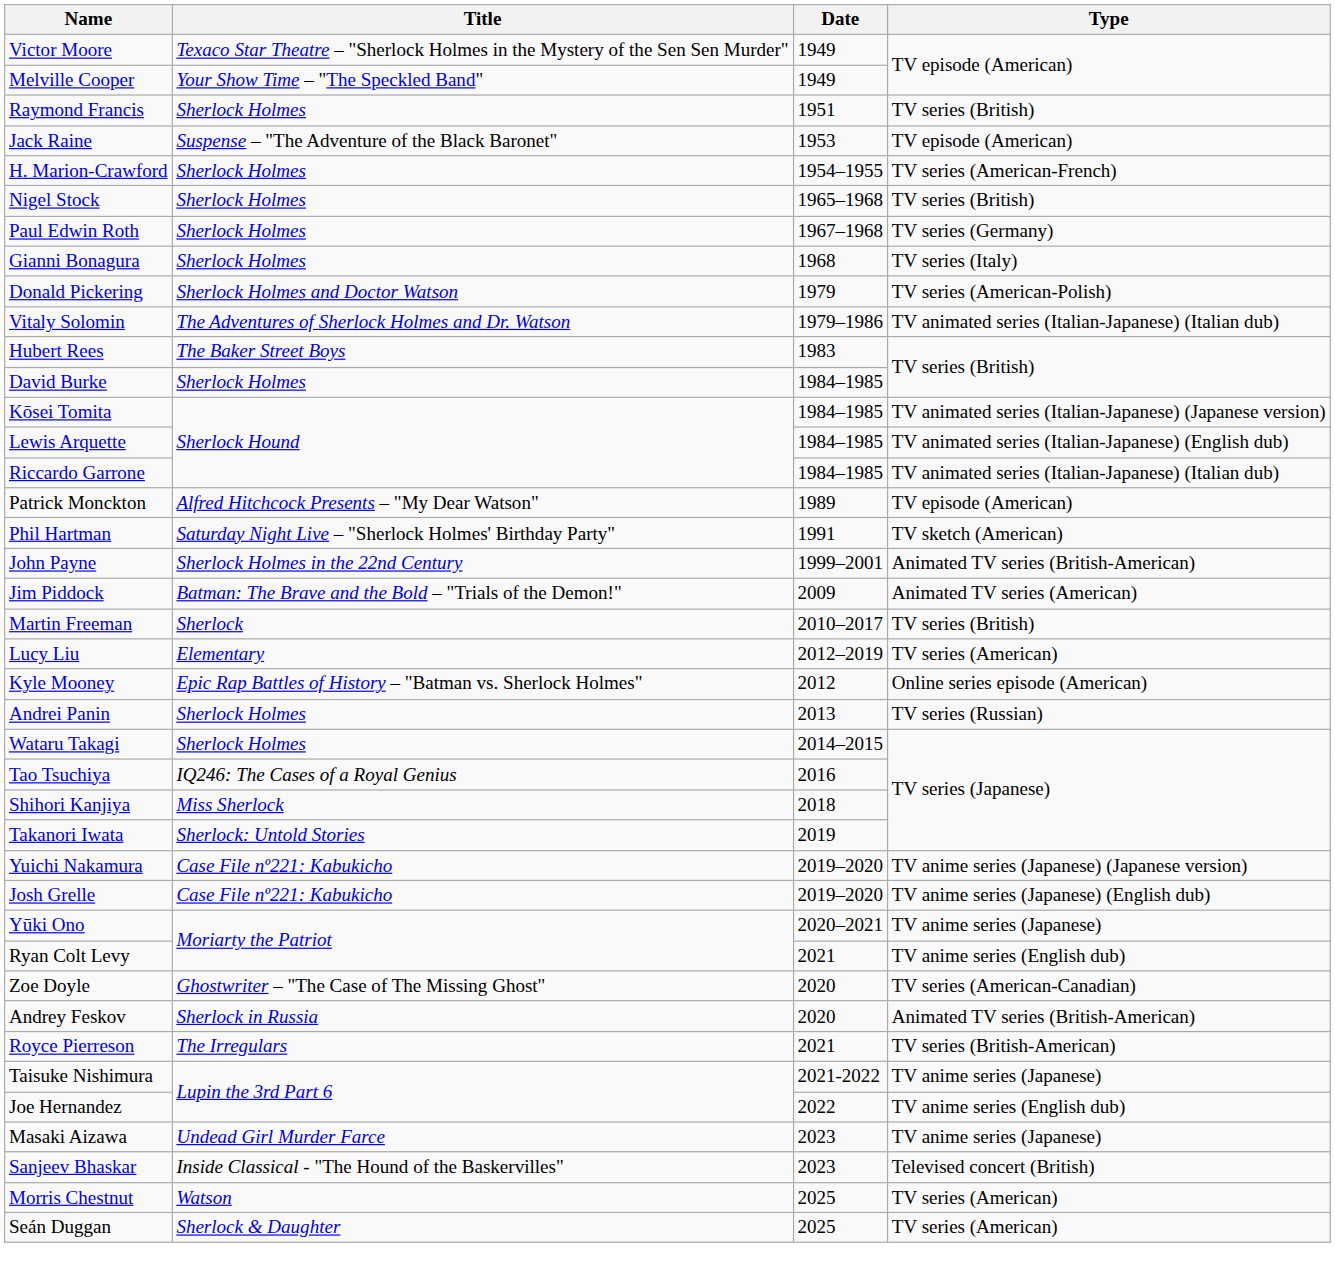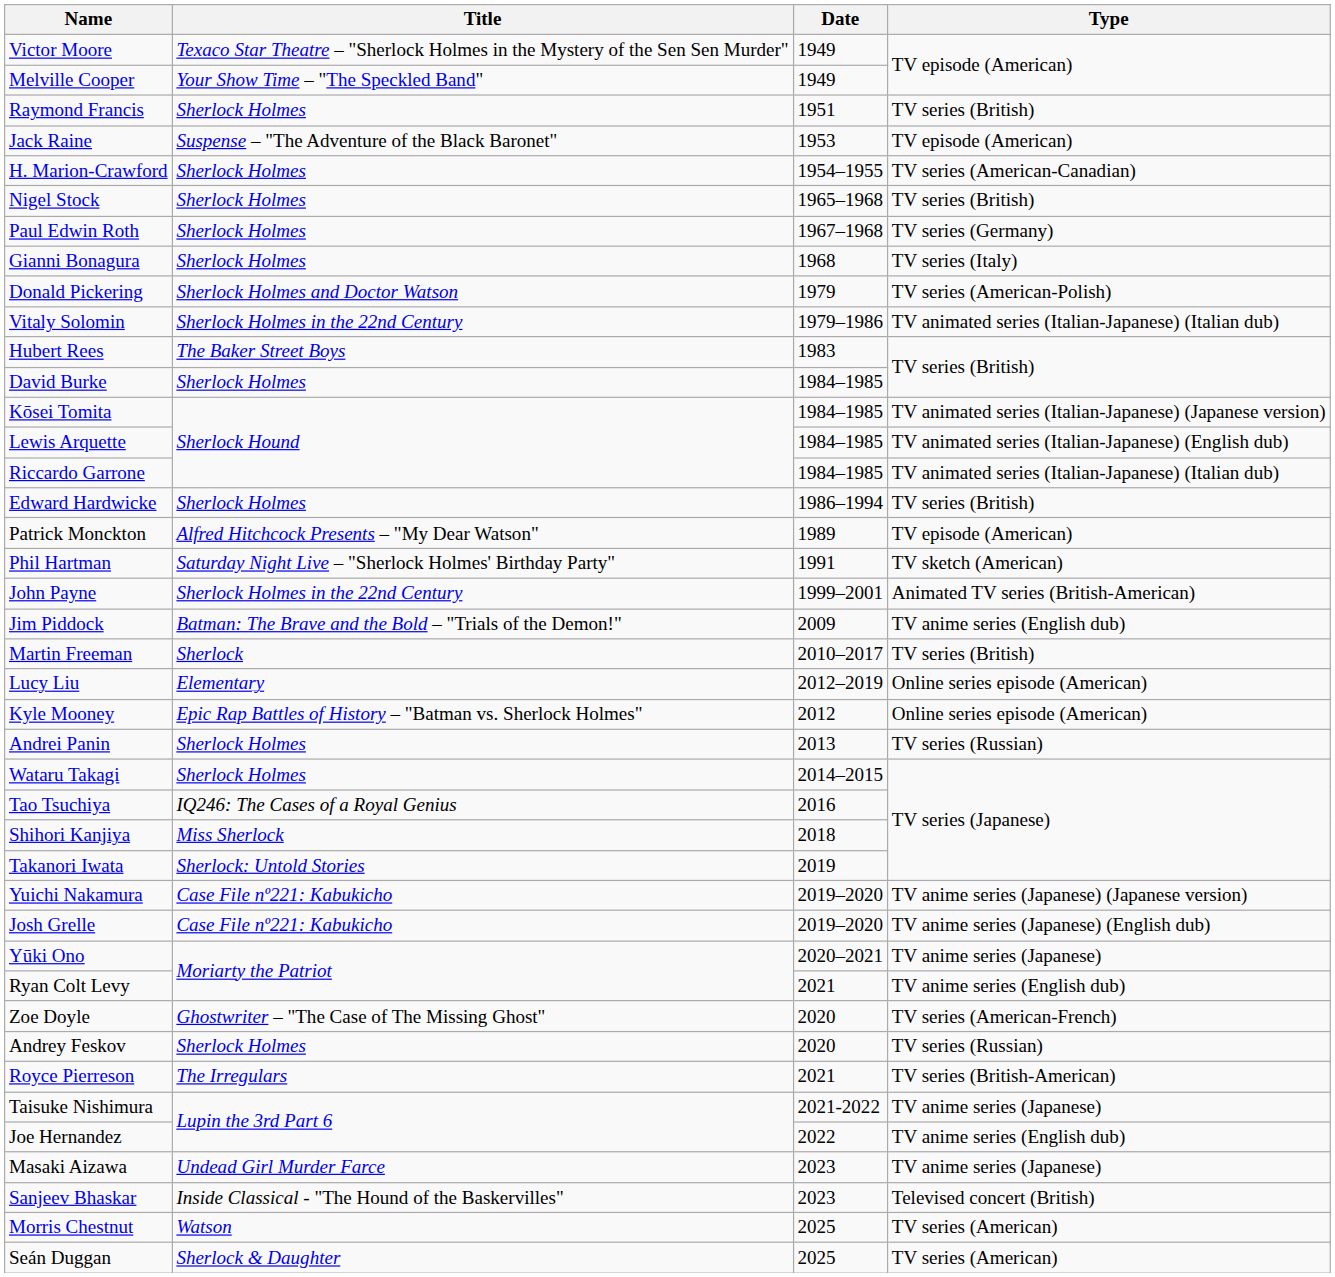(1004, 170) TV series (American-French) -> (1014, 170) TV series (American-Canadian)
(373, 321) The Adventures of Sherlock Holmes and Dr. Watson -> (319, 321) Sherlock Holmes in the 22nd Century
+ row: (83, 502)
(1014, 593) Animated TV series (American) -> (1009, 623) TV anime series (English dub)
(975, 653) TV series (American) -> (1020, 683) Online series episode (American)
(1014, 985) TV series (American-Canadian) -> (1004, 1016) TV series (American-French)
(247, 1016) Sherlock in Russia -> (241, 1046) Sherlock Holmes
(1044, 1016) Animated TV series (British-American) -> (967, 1046) TV series (Russian)
